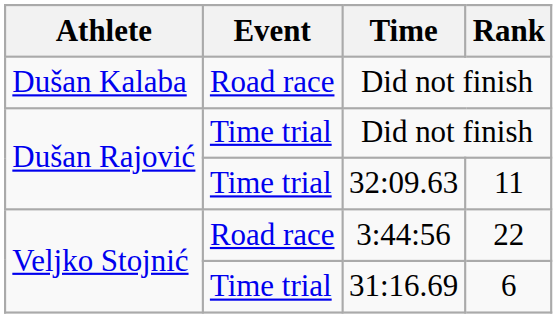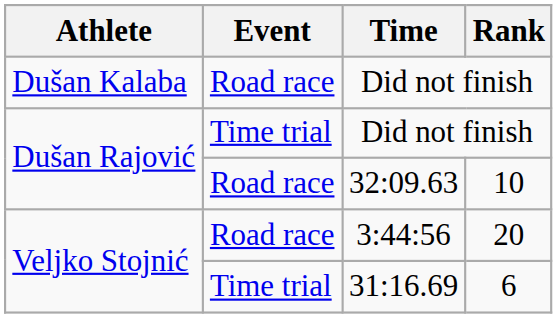(271, 183) Time trial -> (272, 183) Road race
(509, 183) 11 -> (509, 183) 10
(509, 234) 22 -> (509, 234) 20
